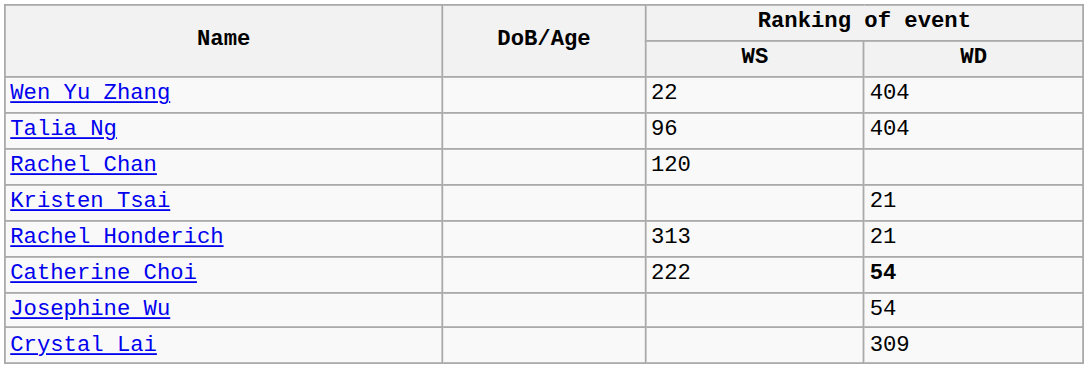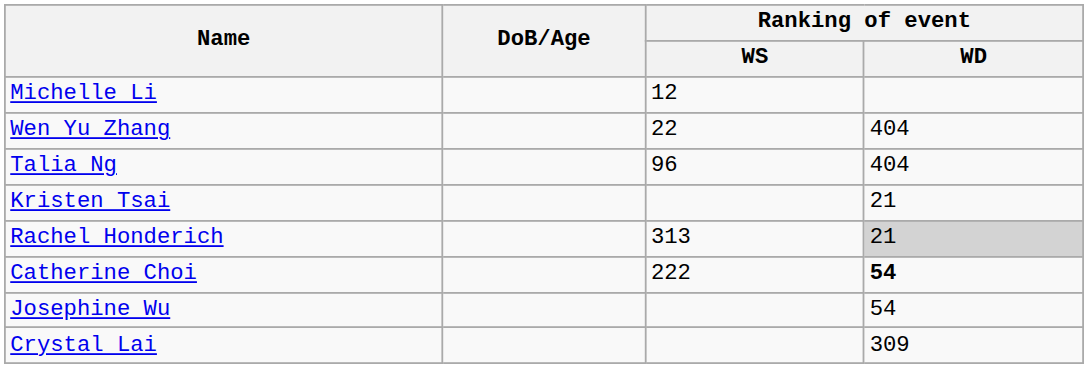+ row: (84, 95)
- row: (84, 167)
(883, 239) no background -> (883, 239) lightgrey background
